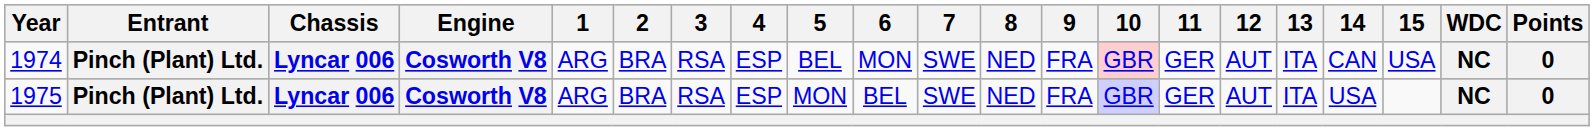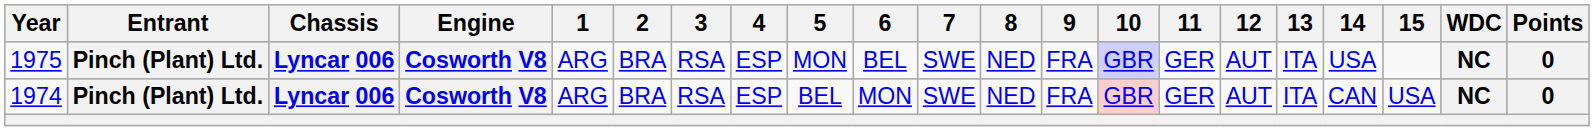rows swapped: (36, 60) <-> (36, 97)
